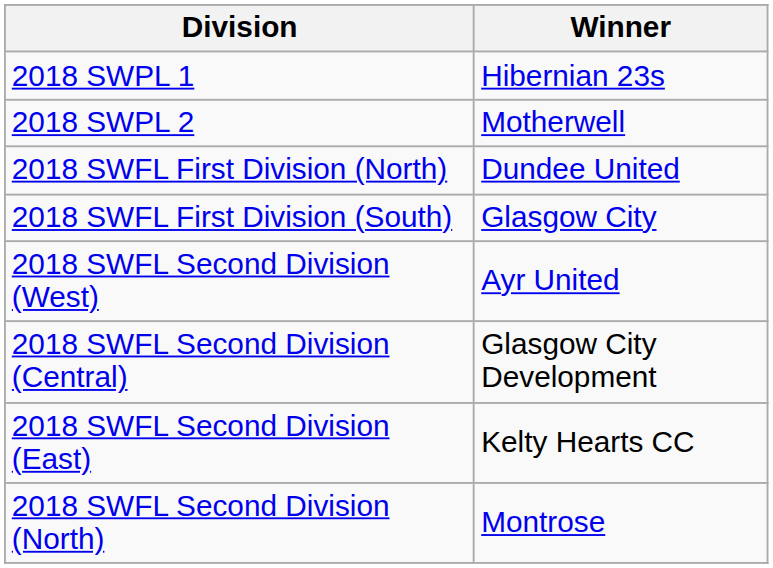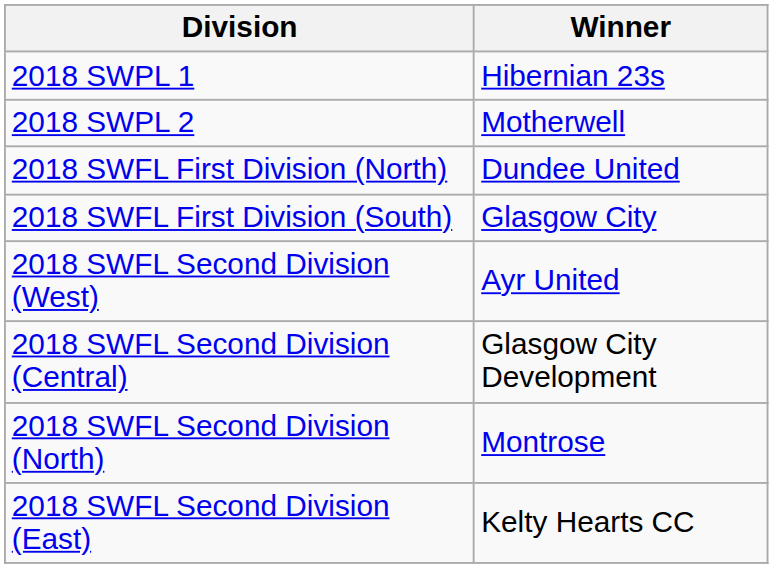rows swapped: (201, 442) <-> (201, 522)
